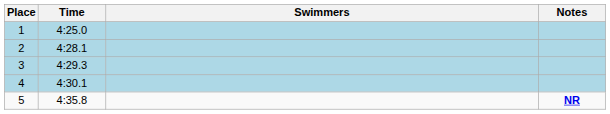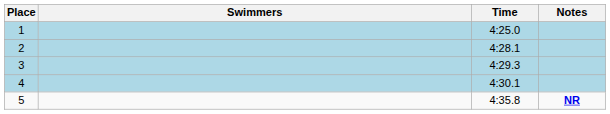columns swapped: (322, 13) <-> (72, 13)
